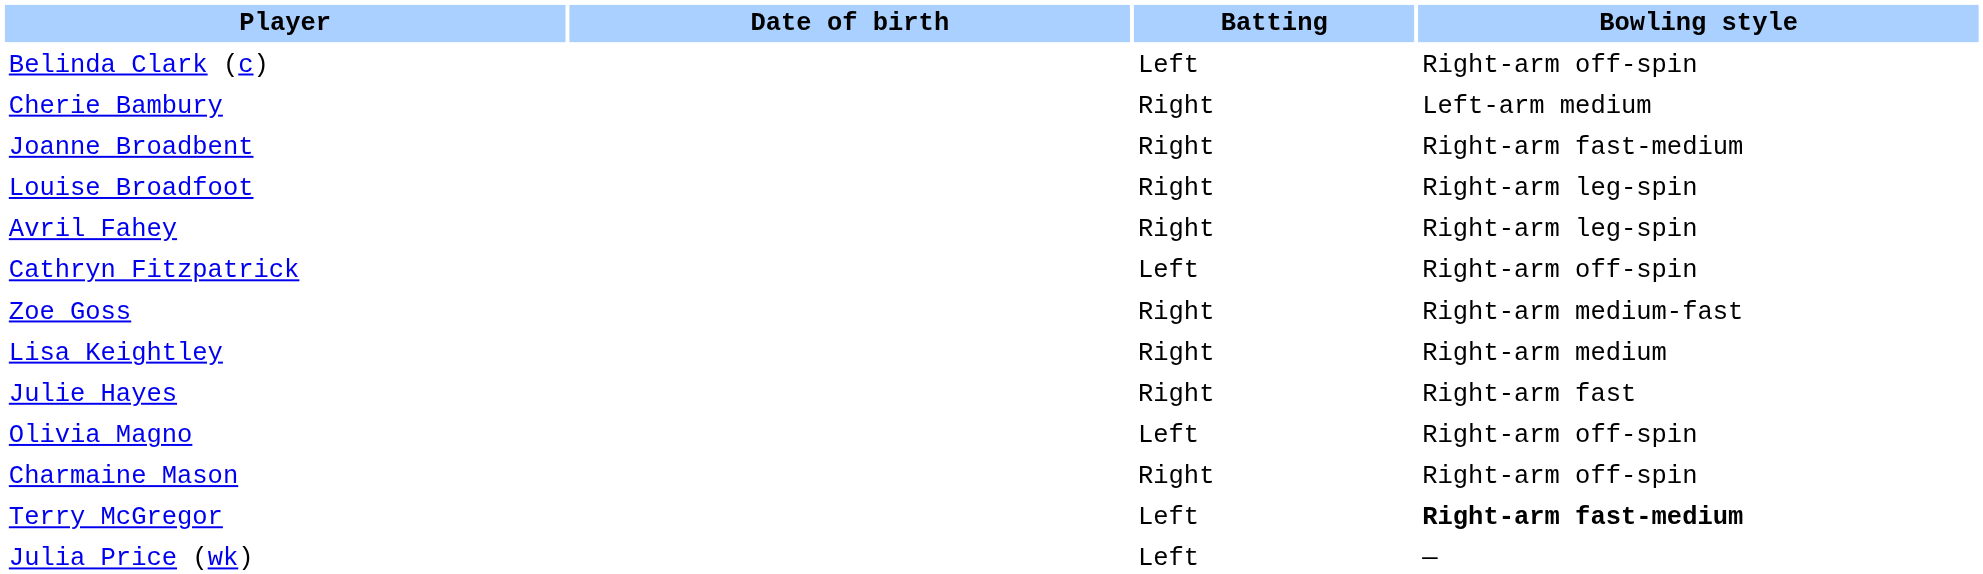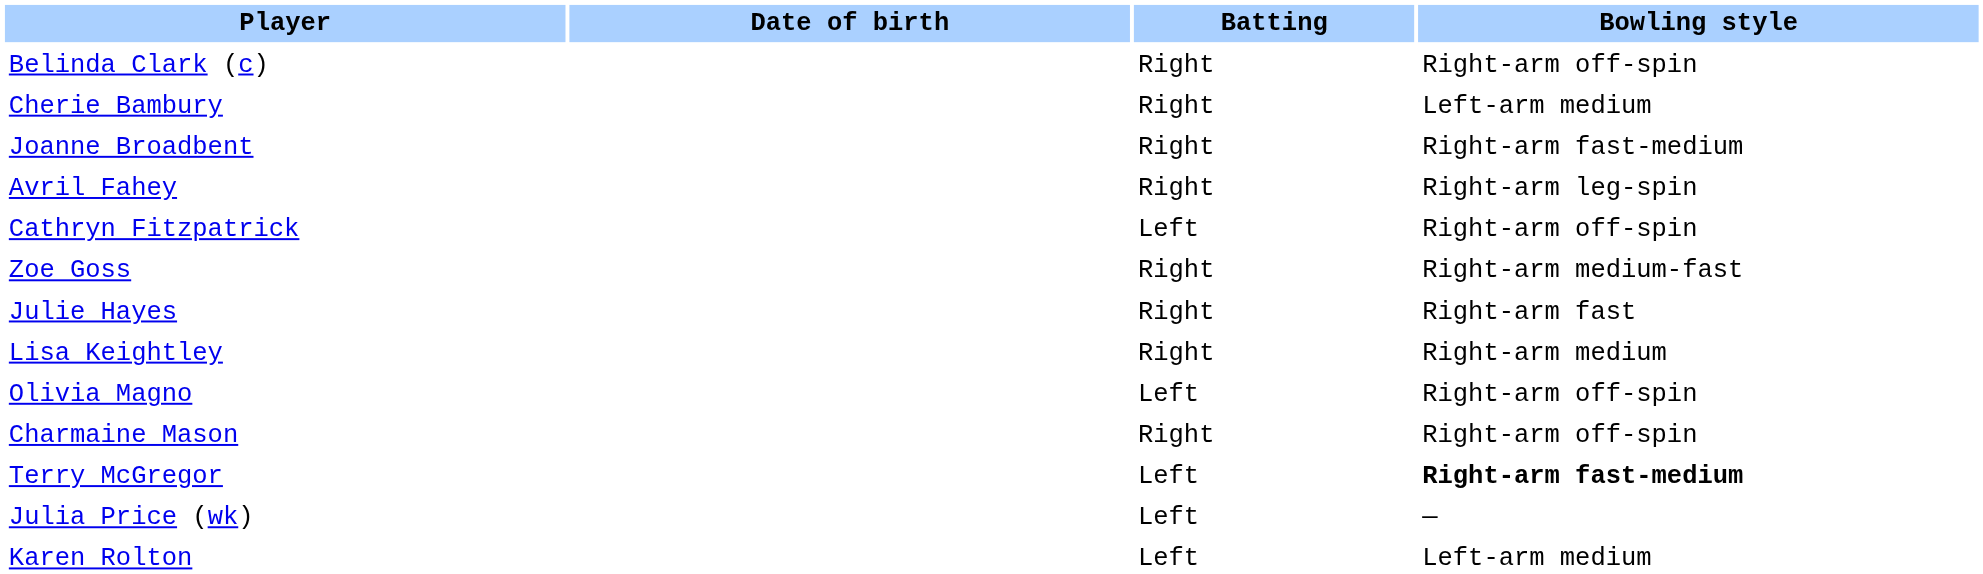(1169, 65) Left -> (1176, 65) Right
- row: (131, 188)
rows swapped: (93, 394) <-> (116, 353)
+ row: (101, 559)
